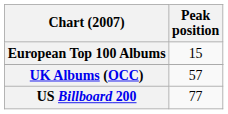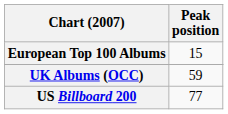(196, 75) 57 -> (196, 75) 59
